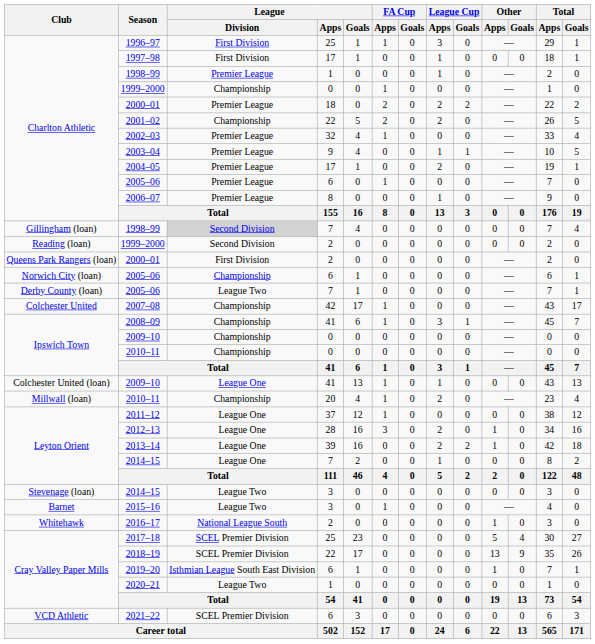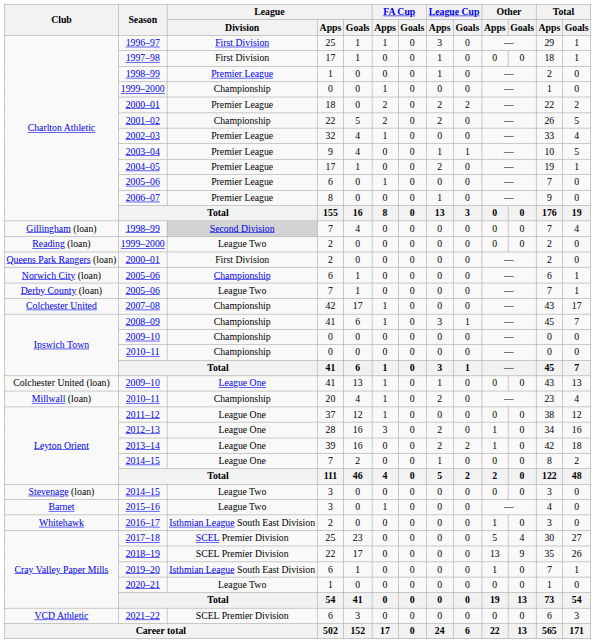(242, 244) Second Division -> (242, 244) League Two
(242, 523) National League South -> (242, 523) Isthmian League South East Division
